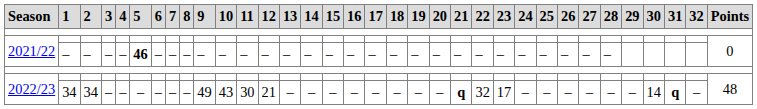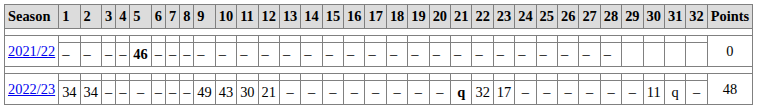(654, 92) 14 -> (654, 92) 11
(675, 92) bold -> (675, 92) normal
